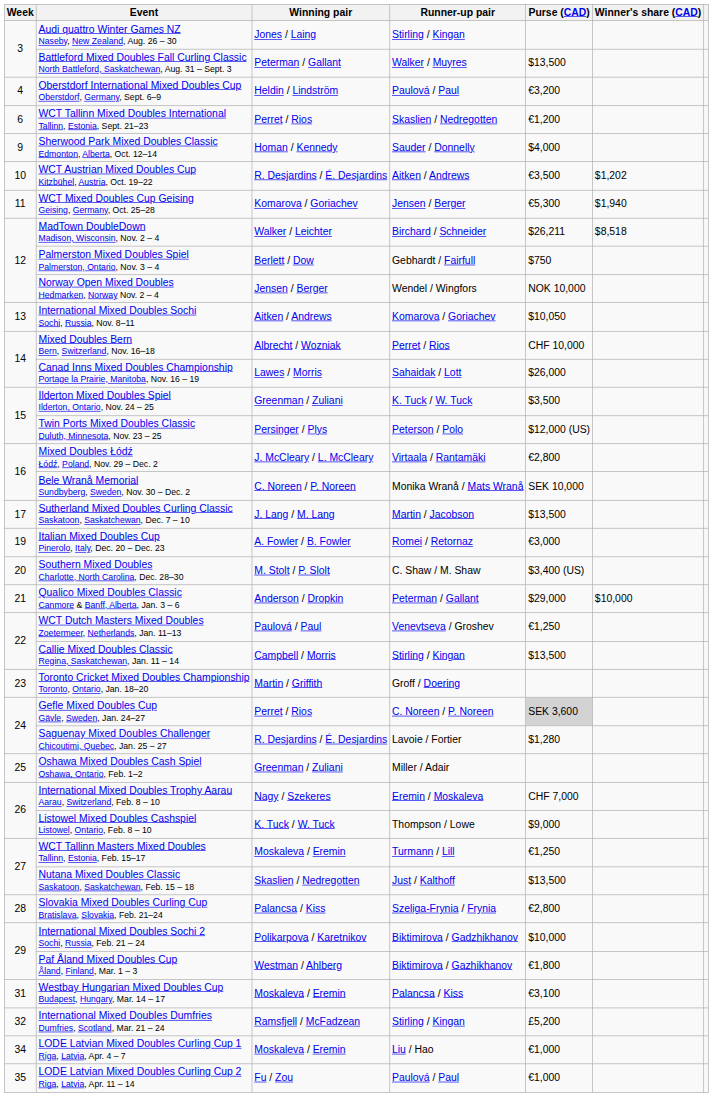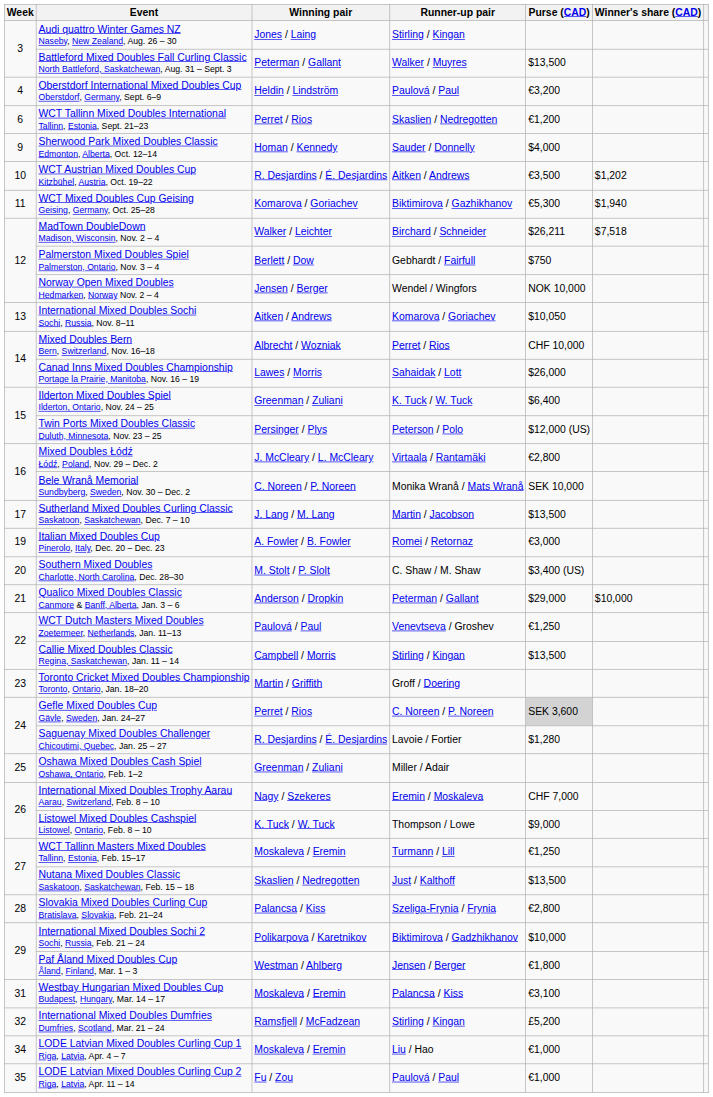(429, 204) Jensen / Berger -> (452, 204) Biktimirova / Gazhikhanov
(611, 232) $8,518 -> (611, 232) $7,518
(544, 401) $3,500 -> (544, 401) $6,400
(452, 965) Biktimirova / Gazhikhanov -> (429, 965) Jensen / Berger
